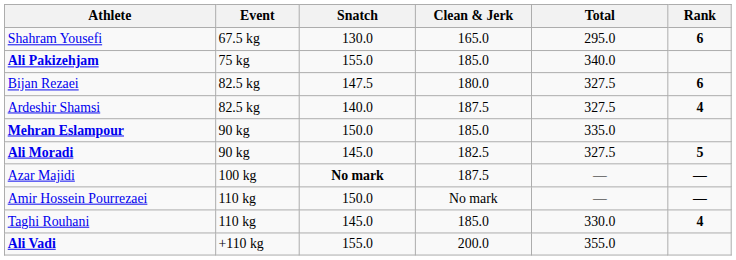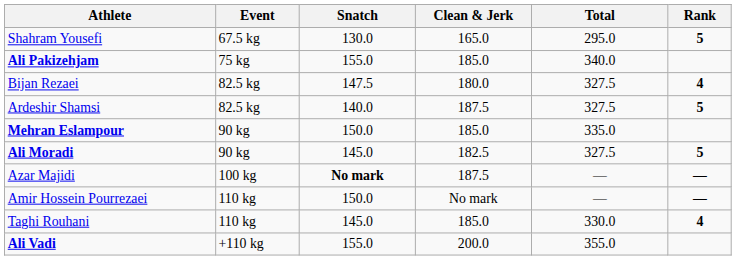(700, 39) 6 -> (700, 39) 5
(700, 84) 6 -> (700, 84) 4
(700, 107) 4 -> (700, 107) 5
